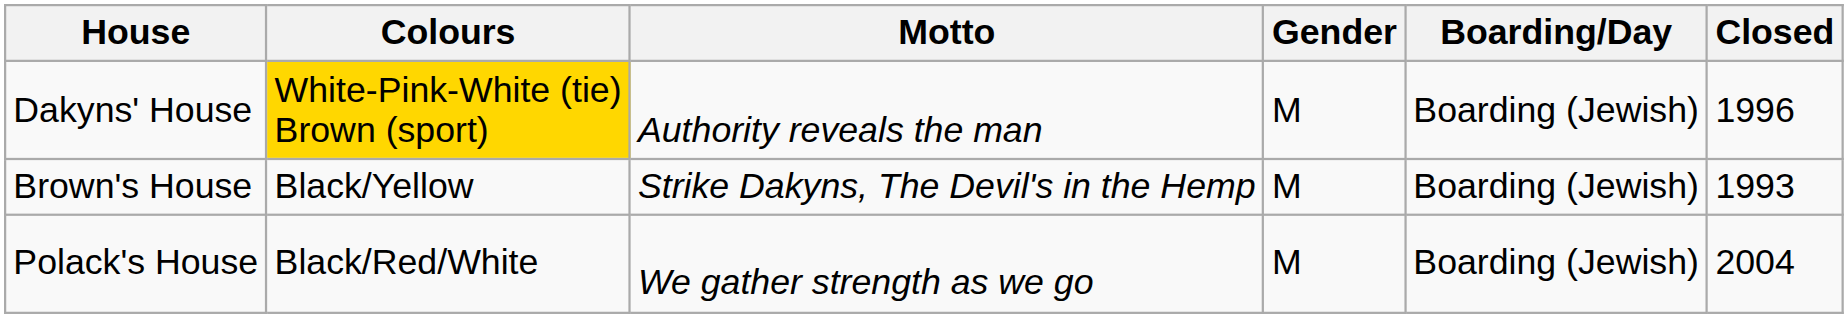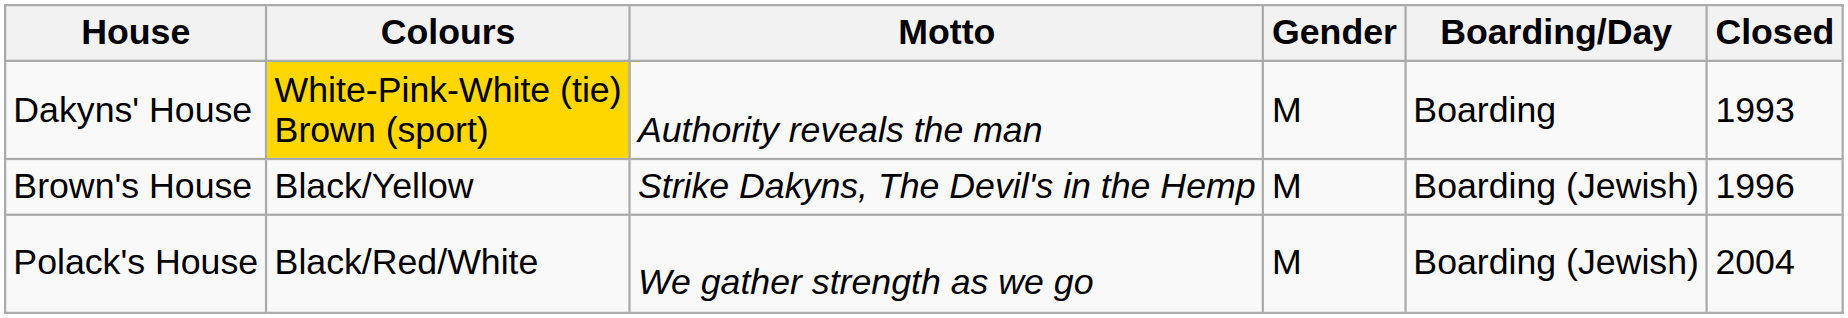(1556, 109) Boarding (Jewish) -> (1485, 109) Boarding
(1755, 109) 1996 -> (1755, 109) 1993
(1755, 186) 1993 -> (1755, 186) 1996
